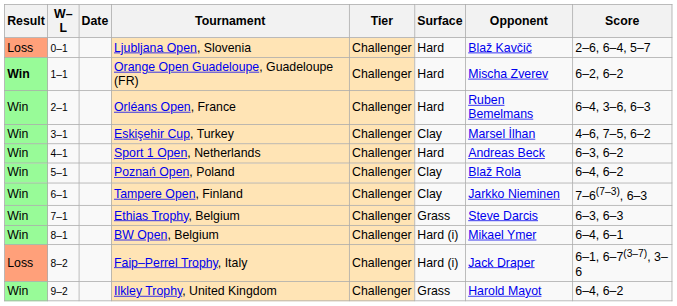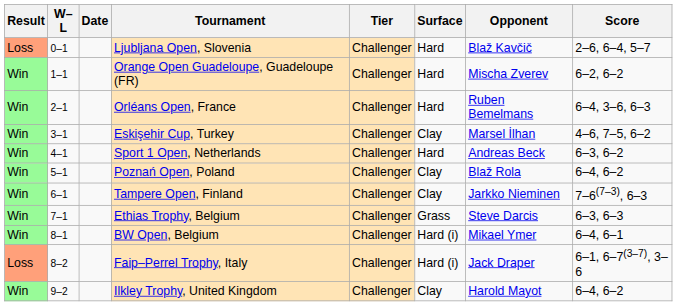(18, 74) bold -> (18, 74) normal
(434, 291) Grass -> (430, 291) Clay
